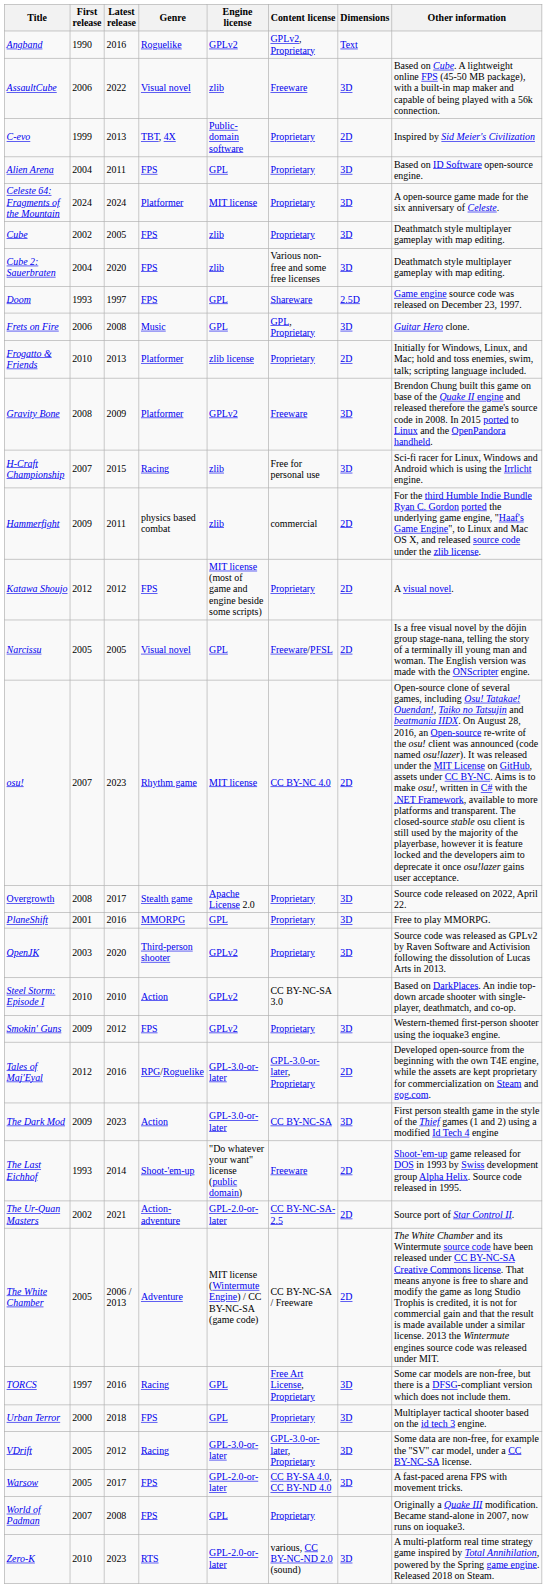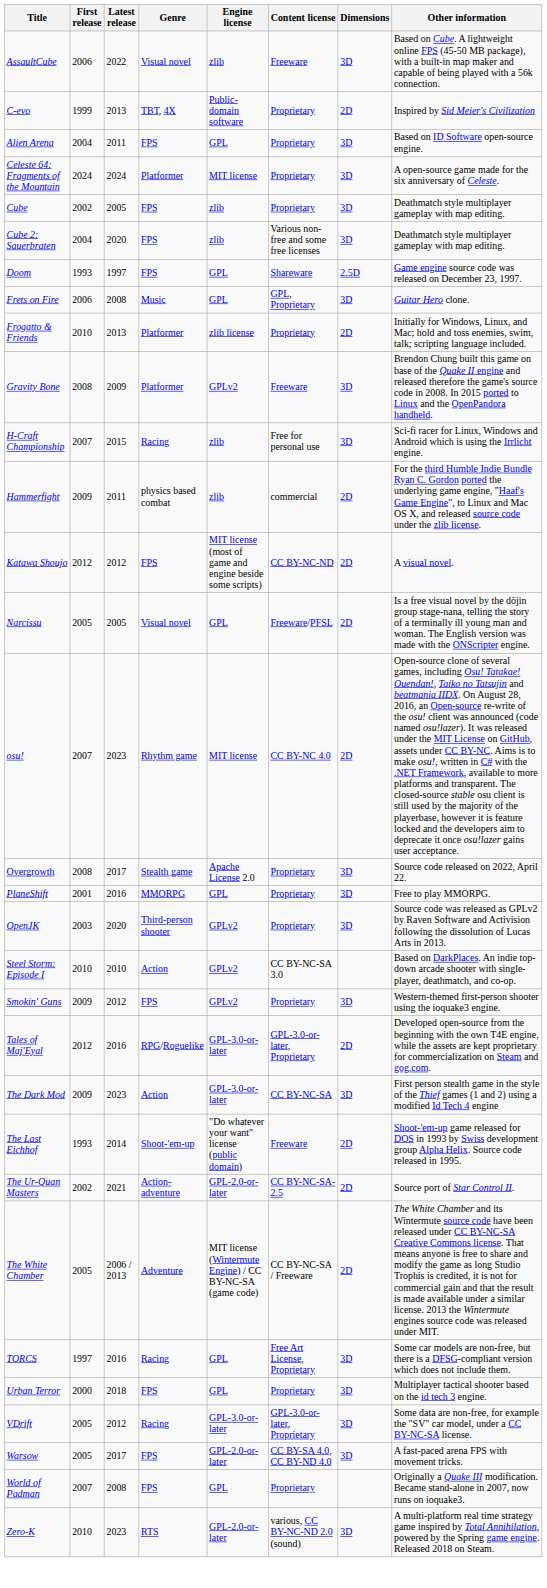- row: (25, 44)
(293, 589) Proprietary -> (302, 562) CC BY-NC-ND
